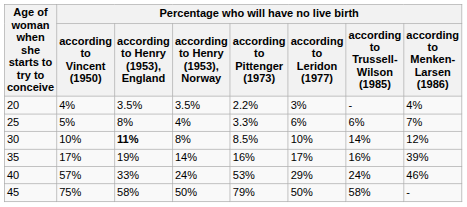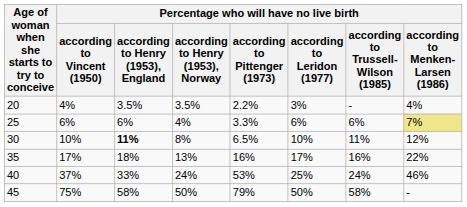(67, 122) 5% -> (67, 122) 6%
(125, 122) 8% -> (125, 122) 6%
(414, 122) no background -> (414, 122) khaki background
(245, 140) 8.5% -> (245, 140) 6.5%
(360, 140) 14% -> (359, 140) 11%
(128, 157) 19% -> (128, 157) 18%
(186, 157) 14% -> (186, 157) 13%
(417, 157) 39% -> (417, 157) 22%
(70, 175) 57% -> (70, 175) 37%
(302, 175) 29% -> (302, 175) 25%
